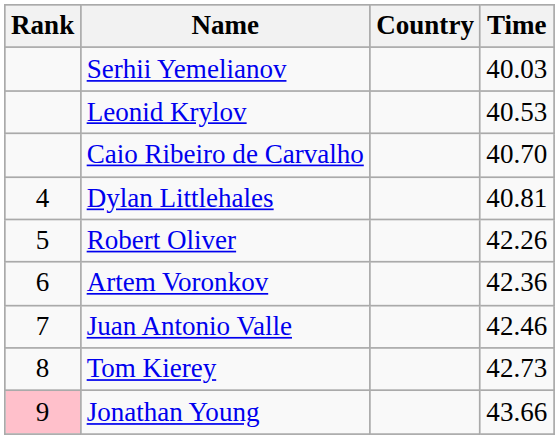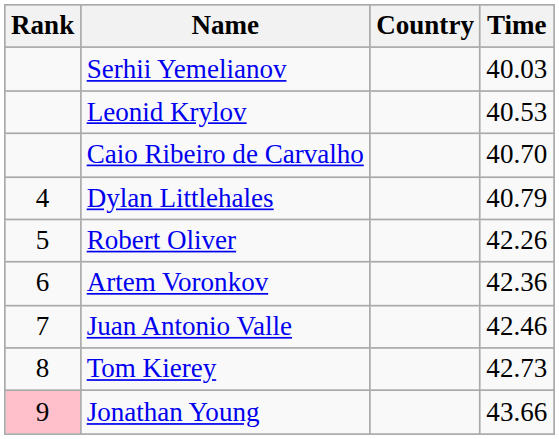(517, 197) 40.81 -> (517, 197) 40.79
